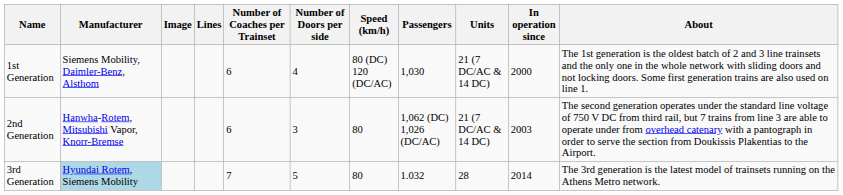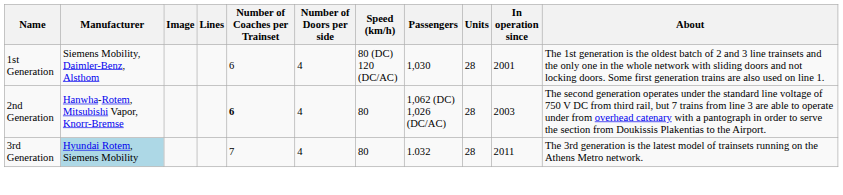(480, 71) 21 (7 DC/AC & 14 DC) -> (470, 65) 28
(521, 71) 2000 -> (504, 65) 2001
(229, 129) normal -> (232, 111) bold
(295, 129) 3 -> (300, 111) 4
(480, 129) 21 (7 DC/AC & 14 DC) -> (470, 111) 28
(295, 175) 5 -> (300, 152) 4
(521, 175) 2014 -> (504, 152) 2011
